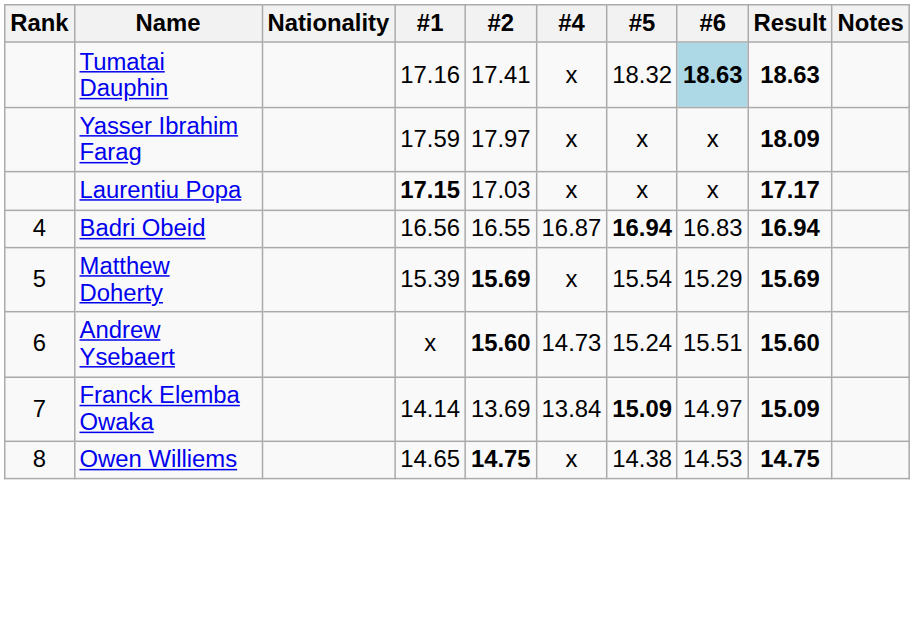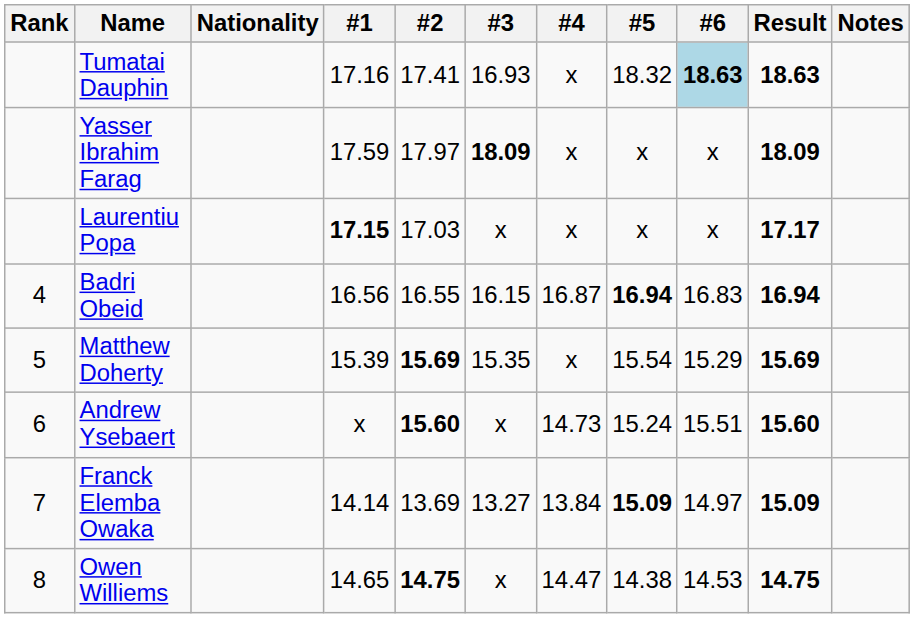+ column: (501, 23)
(571, 459) x -> (571, 580) 14.47
